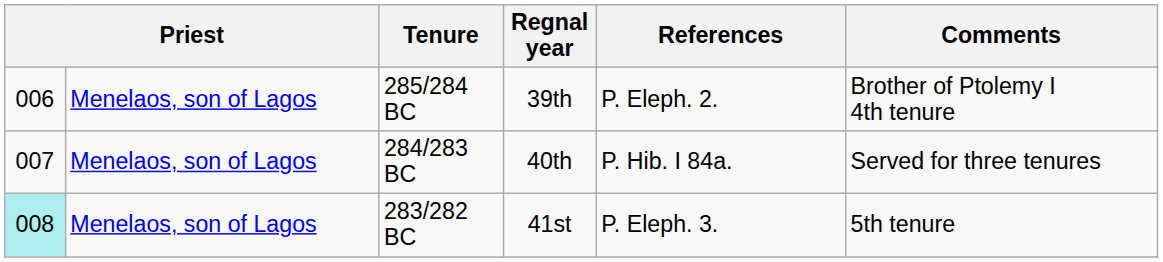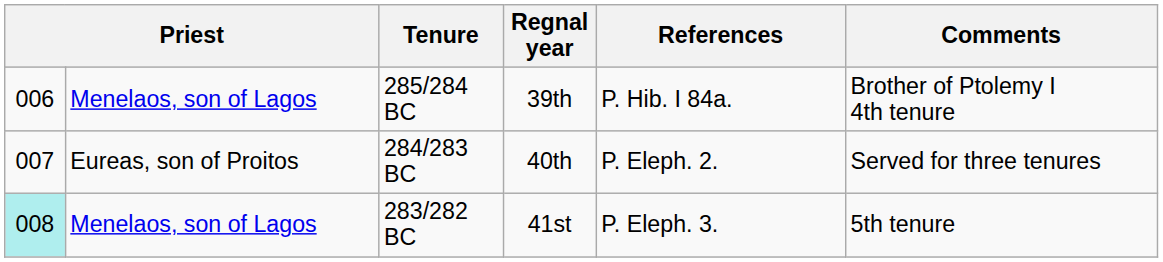(660, 98) P. Eleph. 2. -> (667, 98) P. Hib. I 84a.
(194, 161) Menelaos, son of Lagos -> (184, 161) Eureas, son of Proitos
(667, 161) P. Hib. I 84a. -> (660, 161) P. Eleph. 2.
